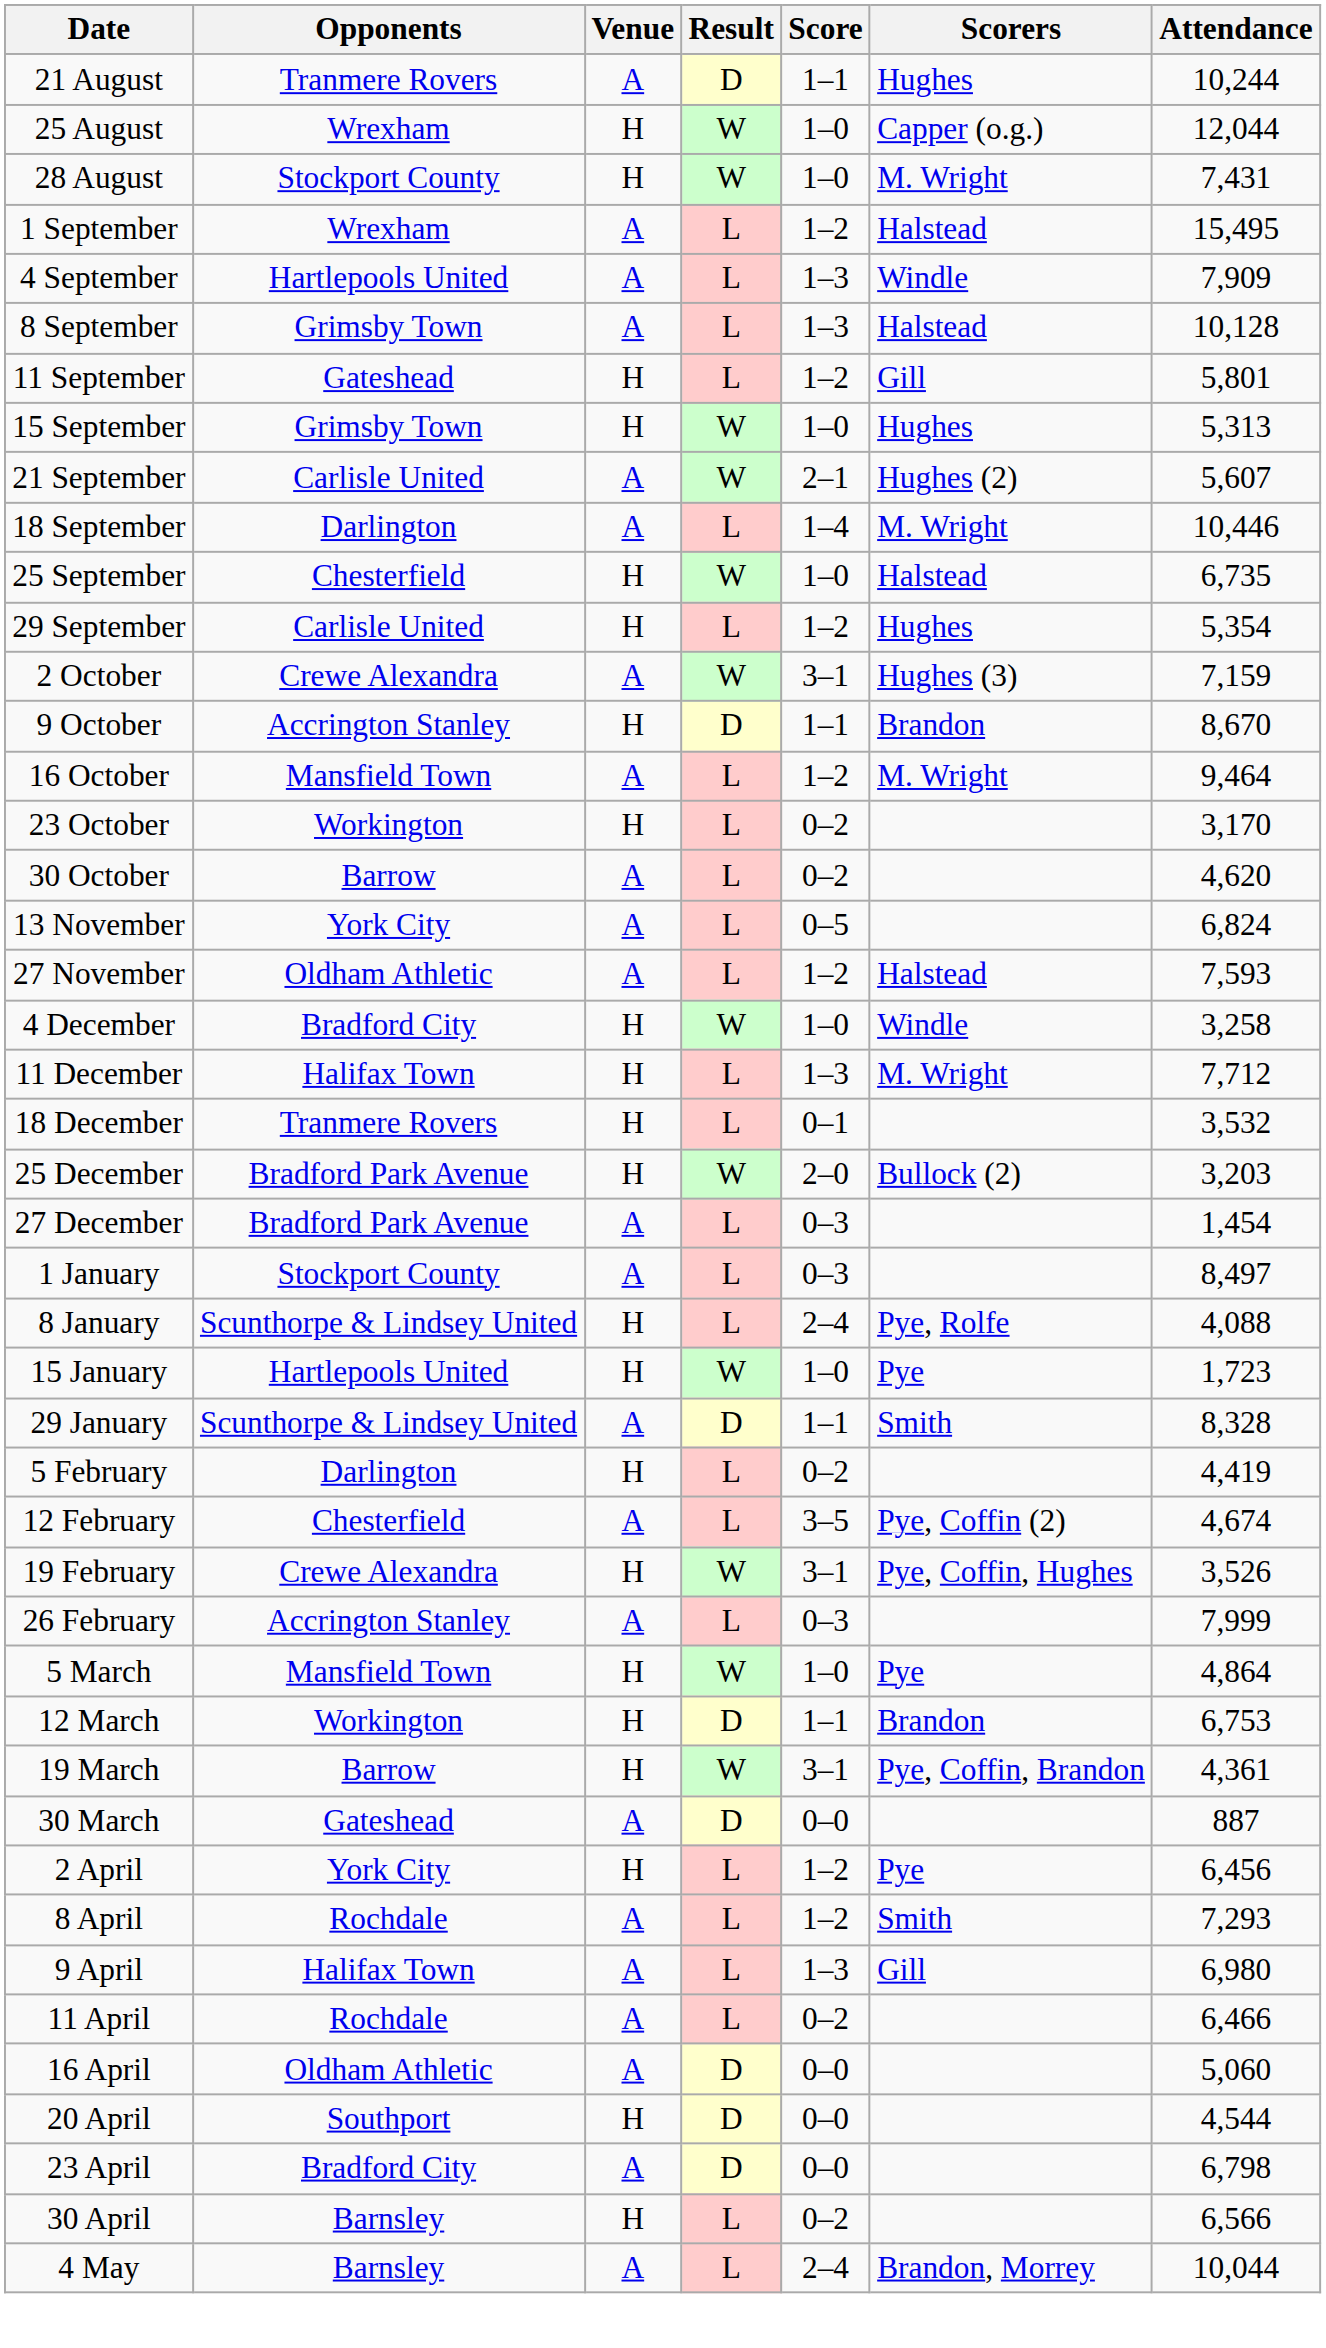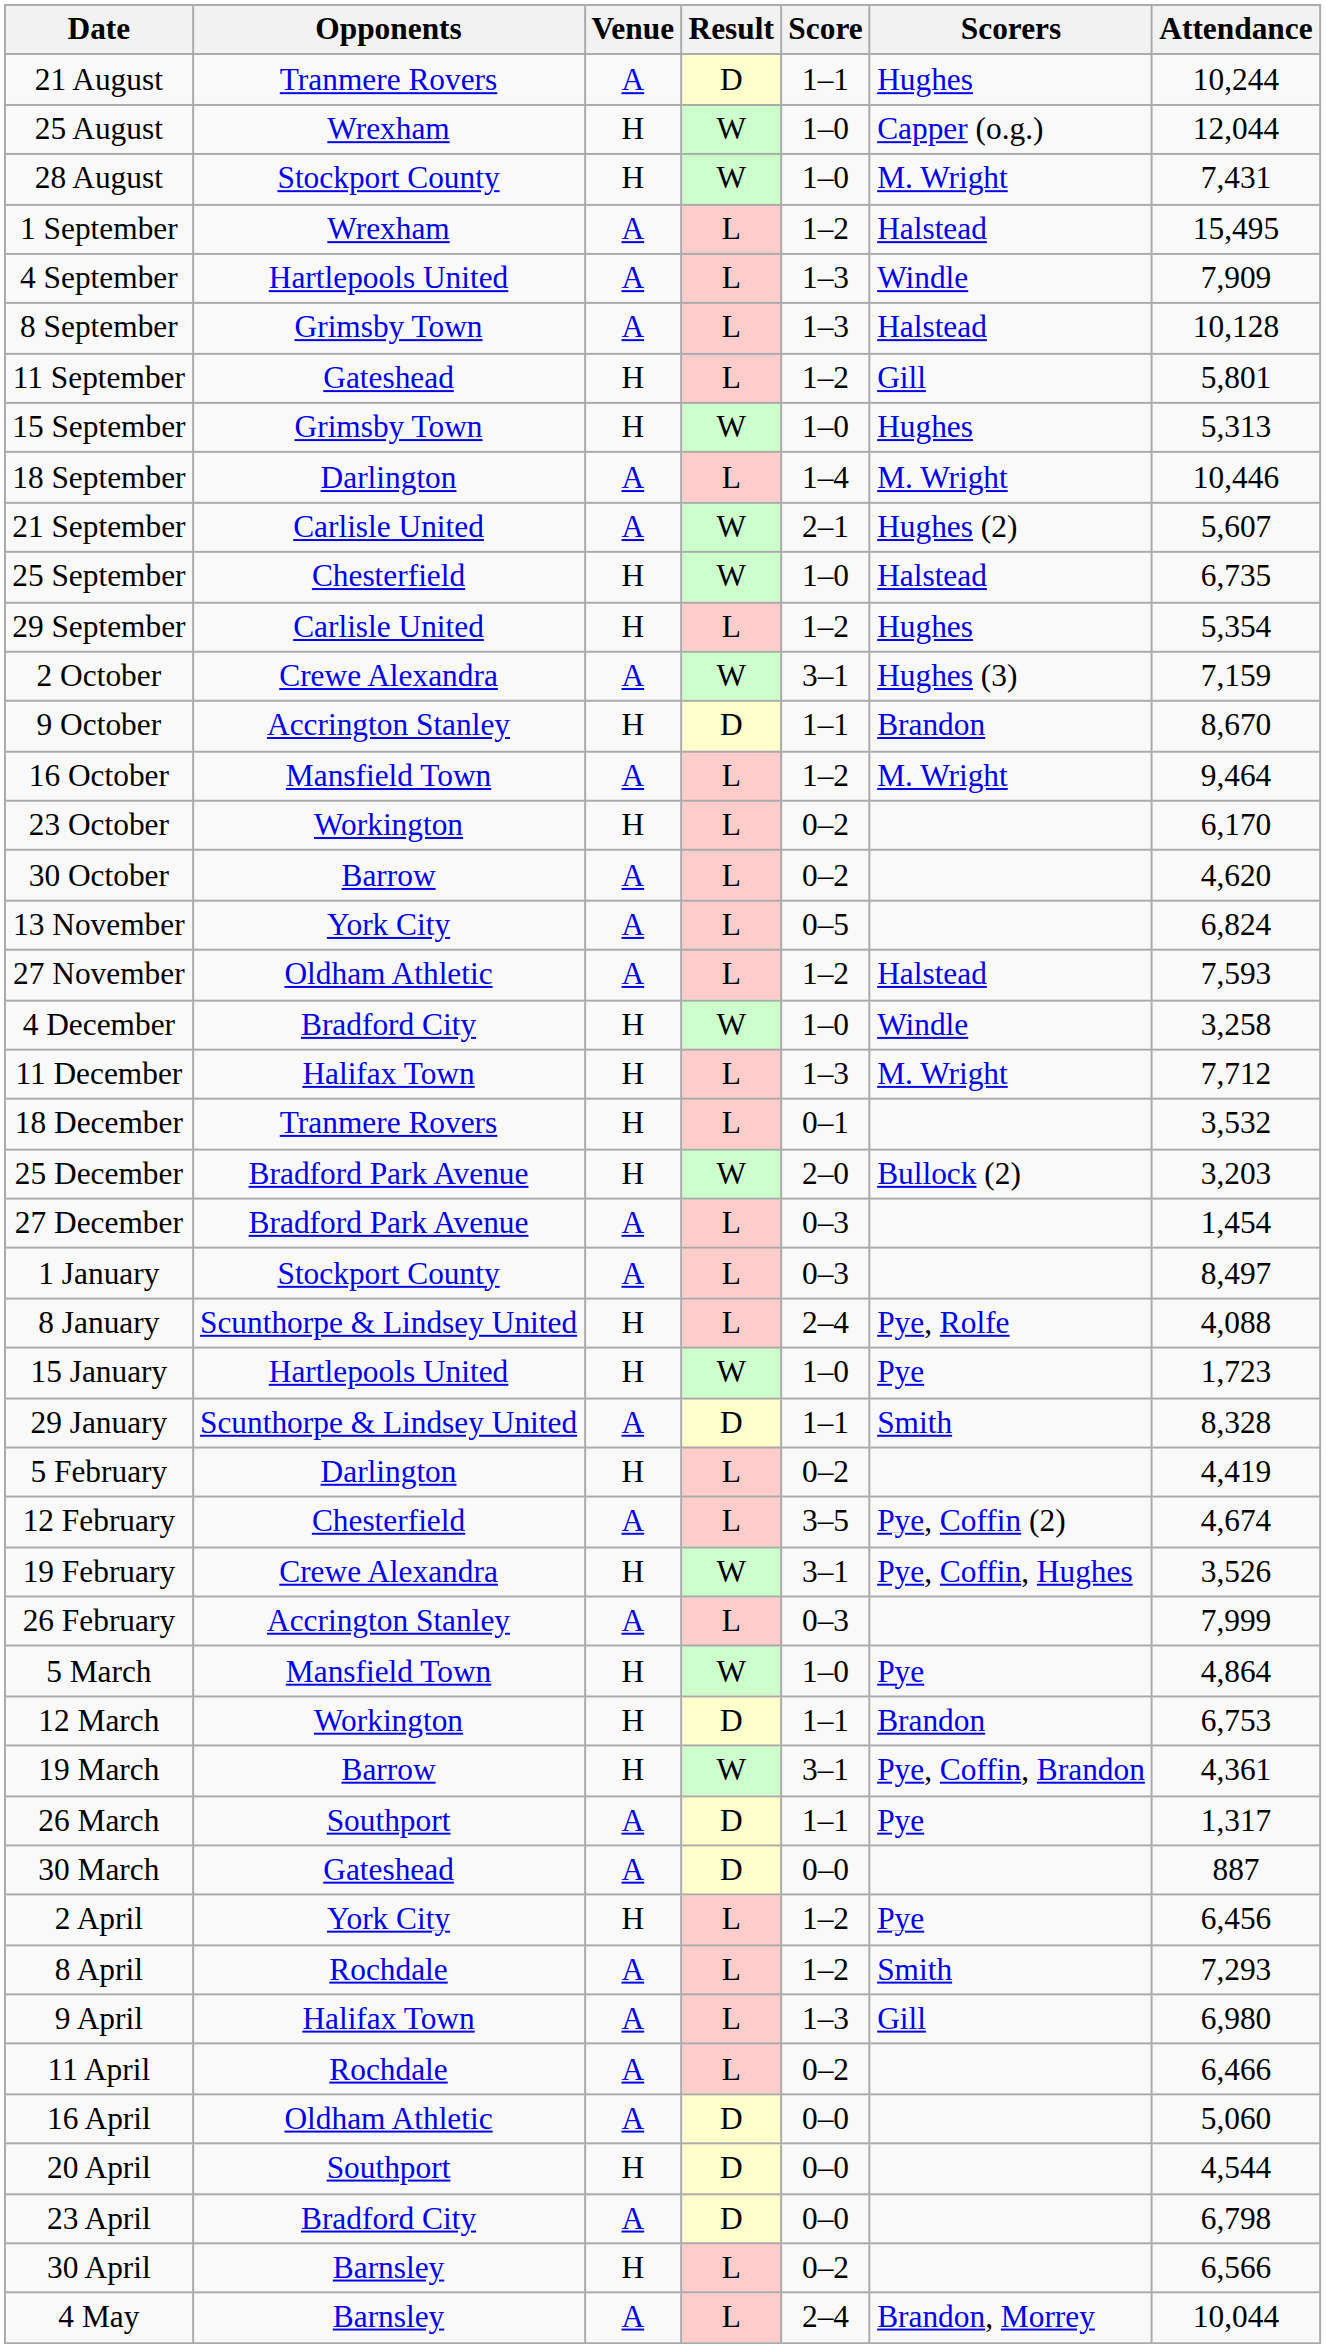rows swapped: (99, 526) <-> (99, 476)
(1236, 825) 3,170 -> (1236, 825) 6,170
+ row: (99, 1819)
